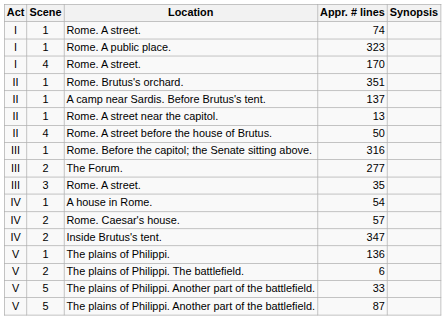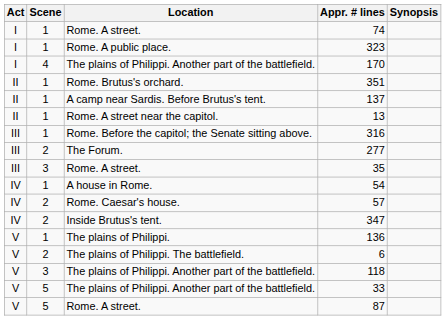(104, 64) Rome. A street. -> (191, 64) The plains of Philippi. Another part of the battlefield.
- row: (379, 133)
+ row: (376, 271)
(191, 306) The plains of Philippi. Another part of the battlefield. -> (104, 306) Rome. A street.
